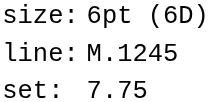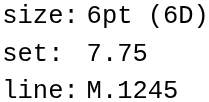rows swapped: (33, 91) <-> (41, 54)
